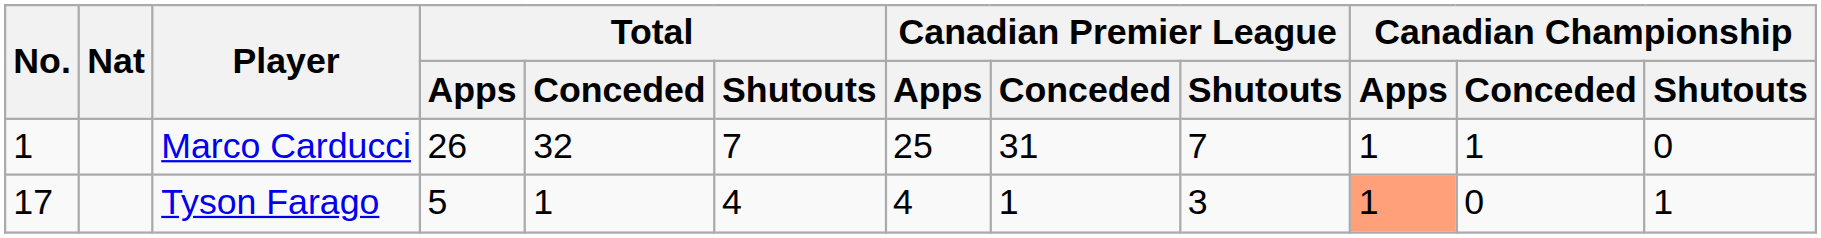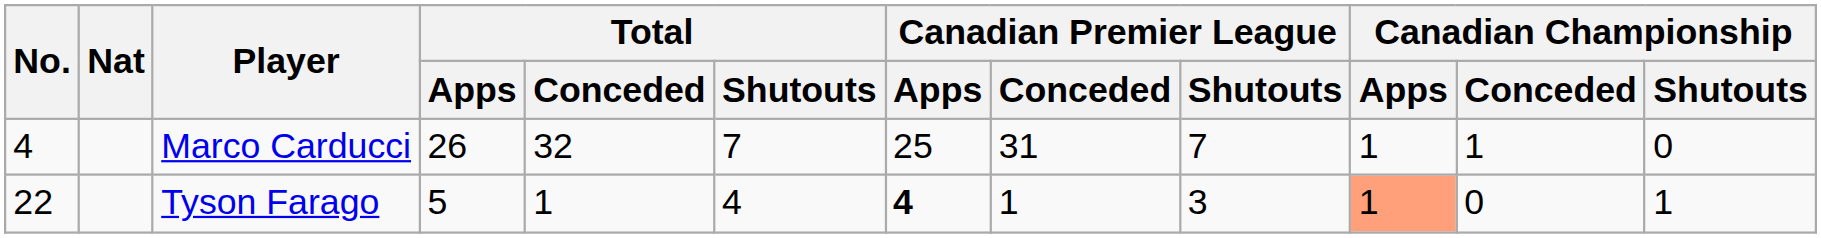(23, 145) 1 -> (23, 145) 4
(33, 202) 17 -> (33, 202) 22
(903, 202) normal -> (903, 202) bold
